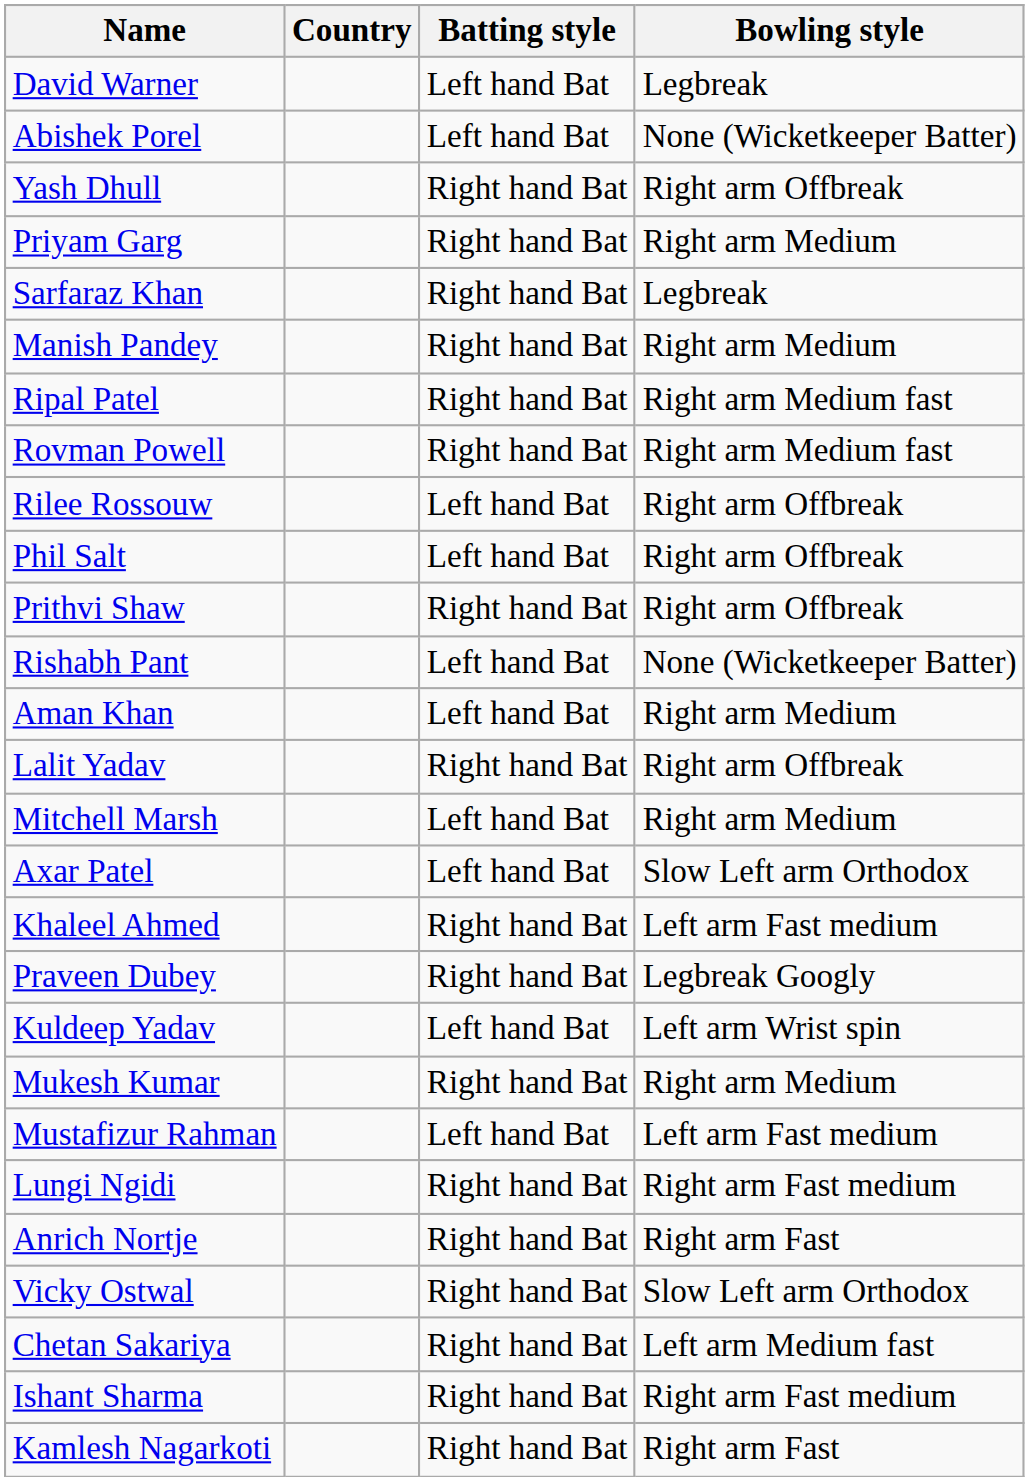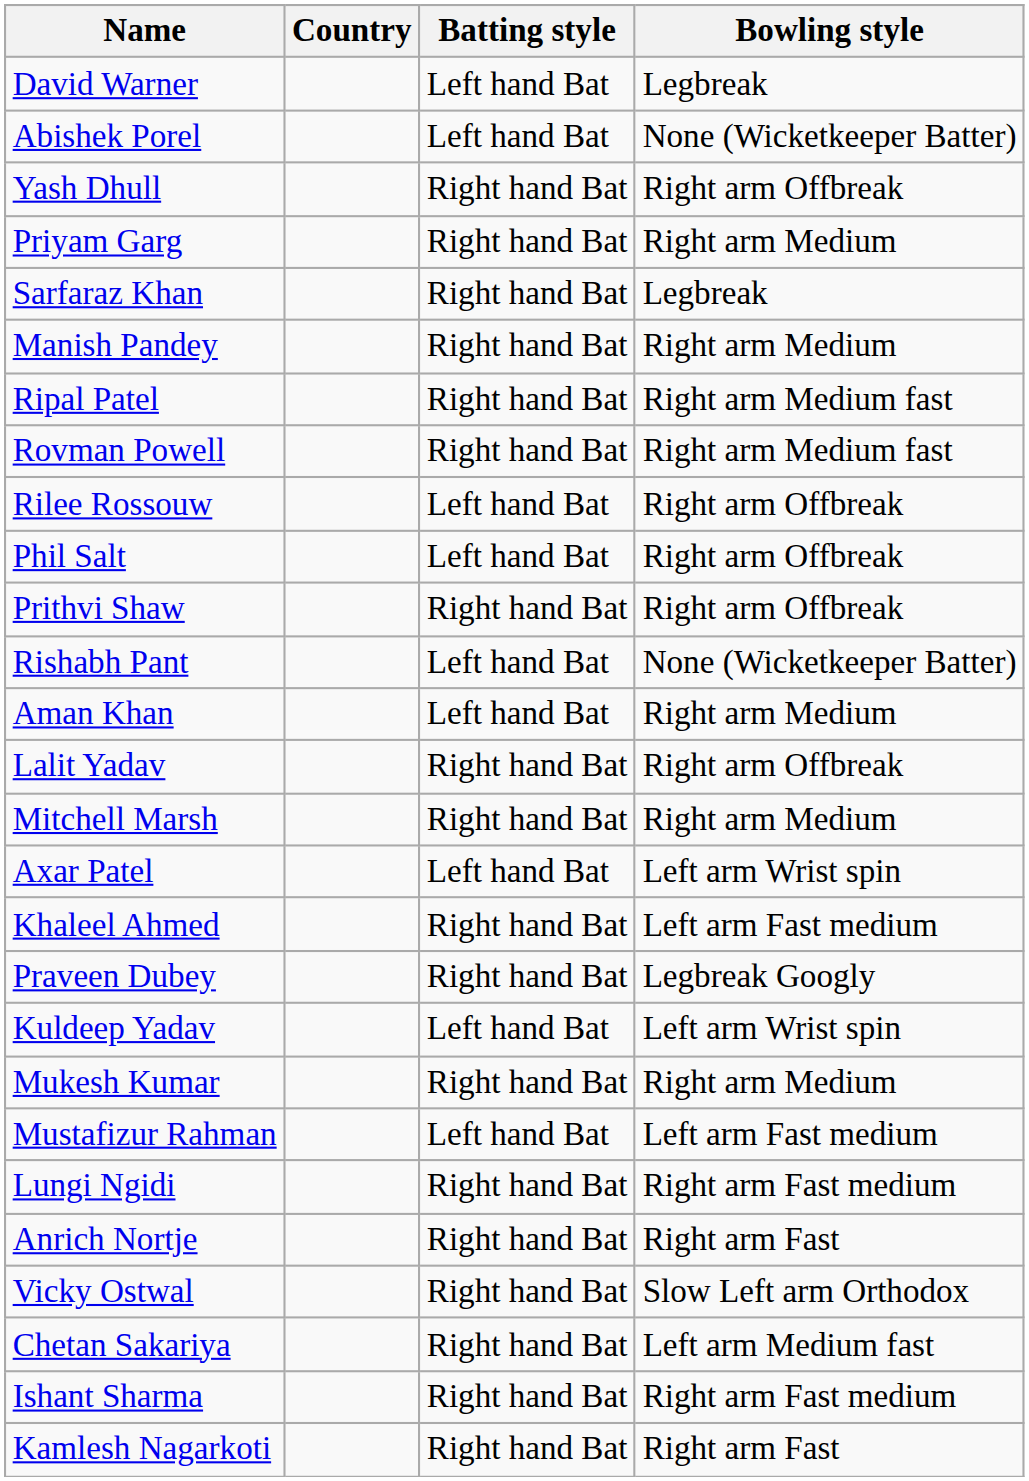(518, 818) Left hand Bat -> (527, 818) Right hand Bat
(806, 871) Slow Left arm Orthodox -> (772, 871) Left arm Wrist spin
